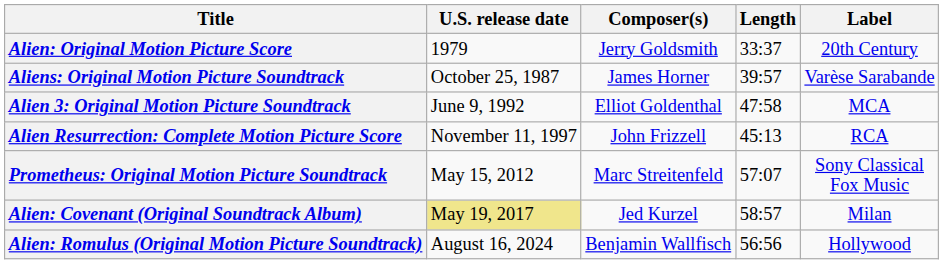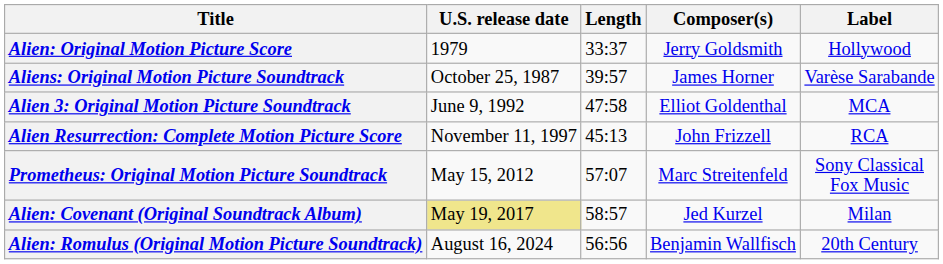columns swapped: (768, 19) <-> (658, 19)
(870, 48) 20th Century -> (870, 48) Hollywood
(870, 244) Hollywood -> (870, 244) 20th Century
